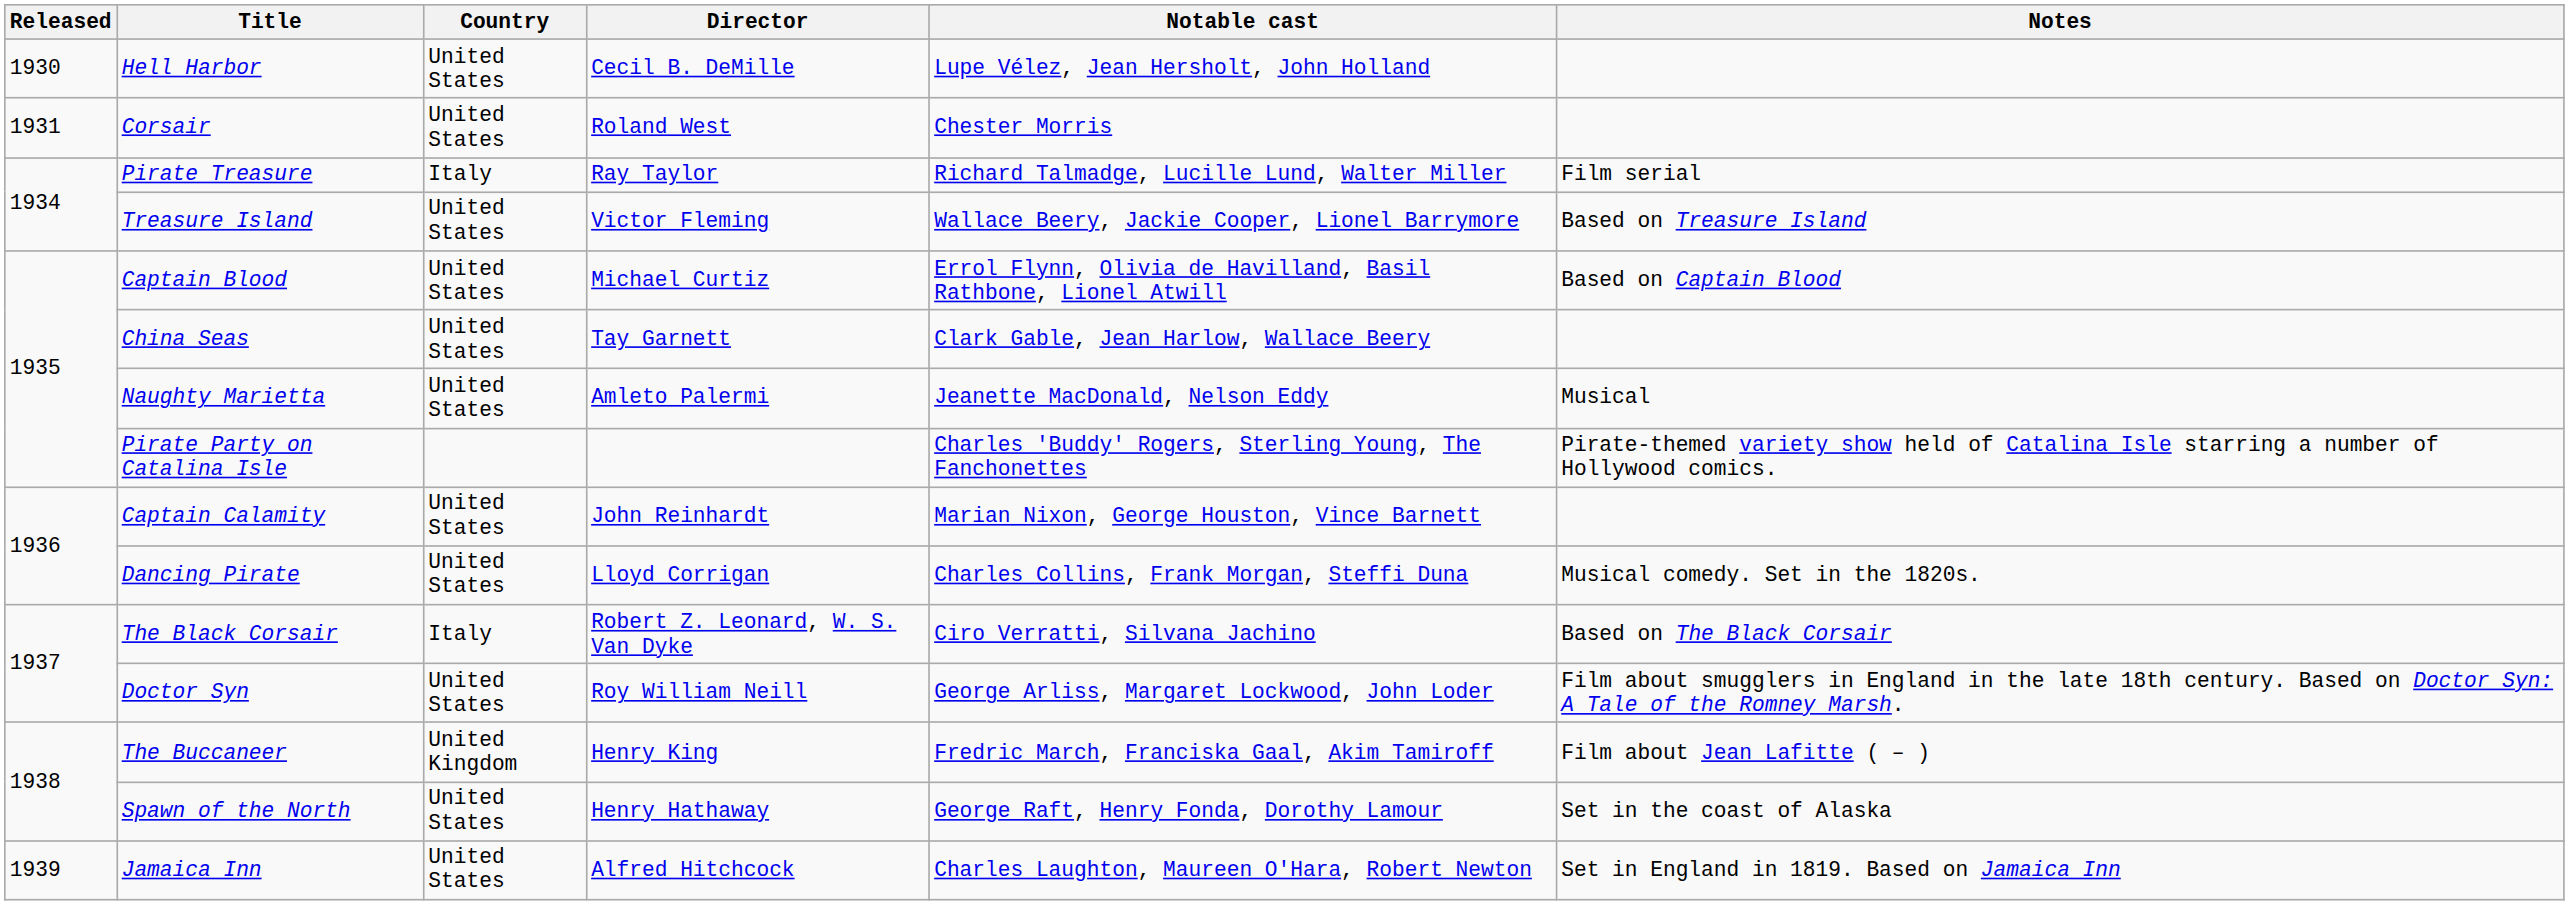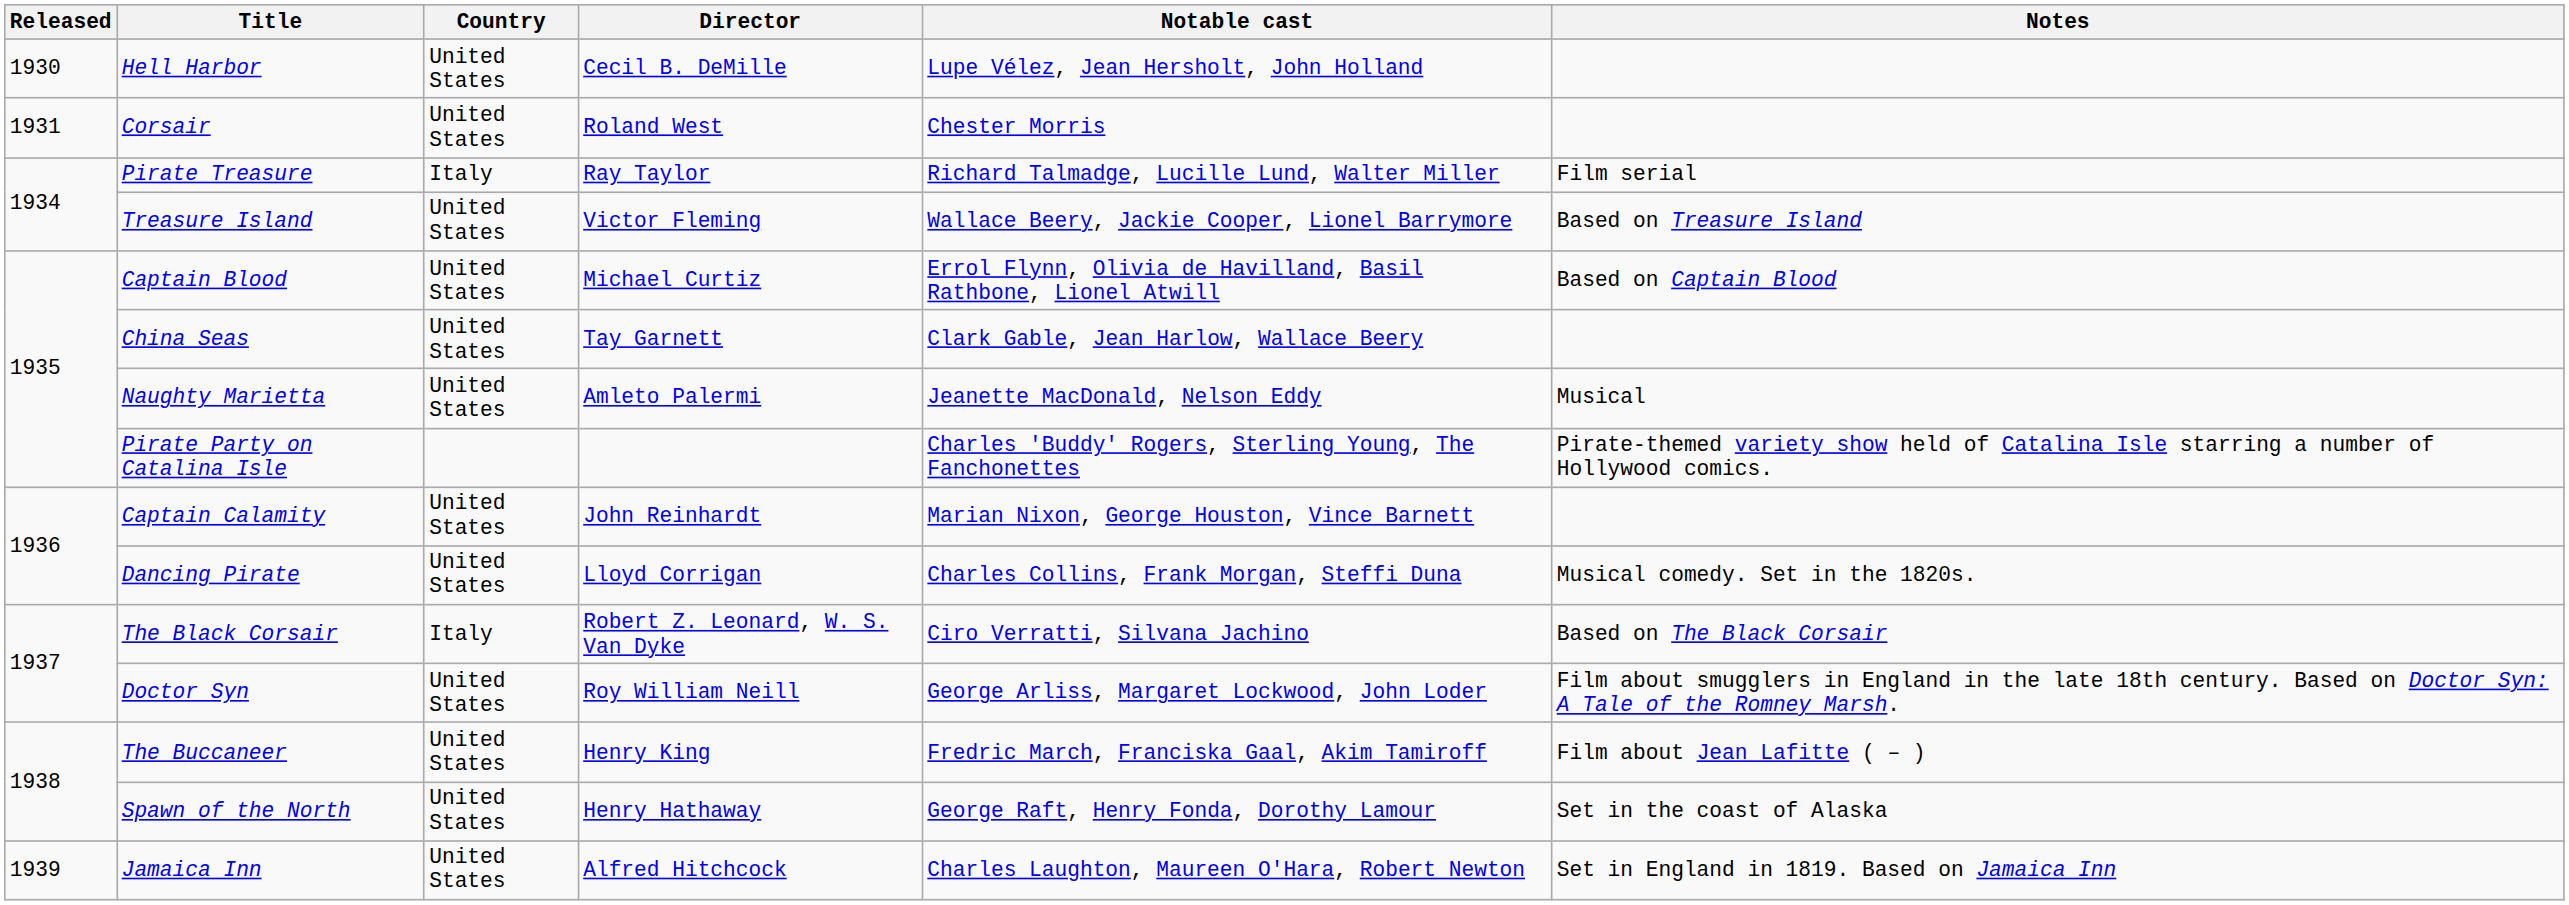(473, 752) United Kingdom -> (467, 752) United States
